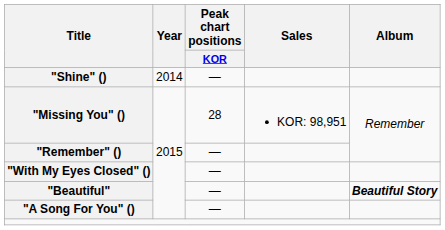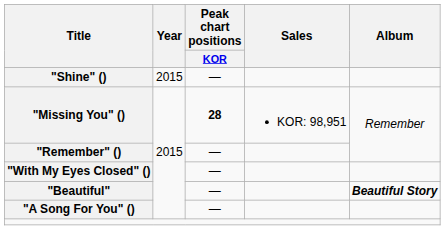(169, 77) 2014 -> (169, 77) 2015
(215, 114) normal -> (215, 114) bold
